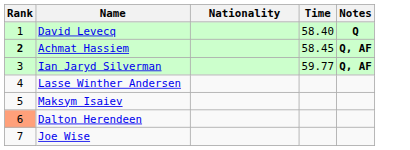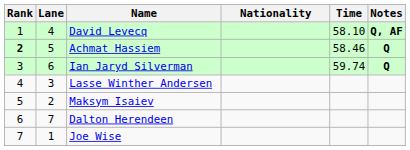+ column: (51, 13)
(318, 31) 58.40 -> (349, 31) 58.10
(355, 31) Q -> (387, 31) Q, AF
(318, 48) 58.45 -> (349, 48) 58.46
(355, 48) Q, AF -> (387, 48) Q
(318, 66) 59.77 -> (349, 66) 59.74
(355, 66) Q, AF -> (387, 66) Q
(20, 119) lightsalmon background -> (20, 119) no background
